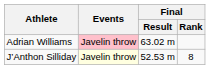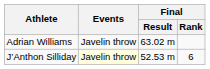(108, 42) pink background -> (108, 42) no background
(191, 57) 8 -> (191, 57) 6
